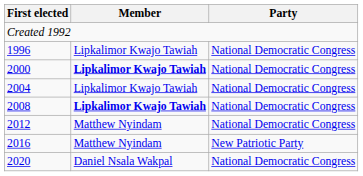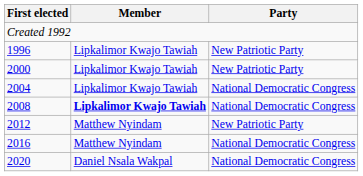(283, 50) National Democratic Congress -> (257, 50) New Patriotic Party
(140, 69) bold -> (135, 69) normal
(283, 69) National Democratic Congress -> (257, 69) New Patriotic Party
(283, 124) National Democratic Congress -> (257, 124) New Patriotic Party
(257, 143) New Patriotic Party -> (283, 143) National Democratic Congress
